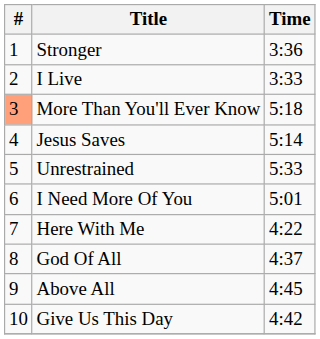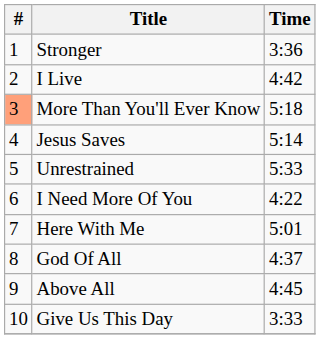(286, 79) 3:33 -> (286, 79) 4:42
(286, 199) 5:01 -> (286, 199) 4:22
(286, 229) 4:22 -> (286, 229) 5:01
(286, 318) 4:42 -> (286, 318) 3:33
